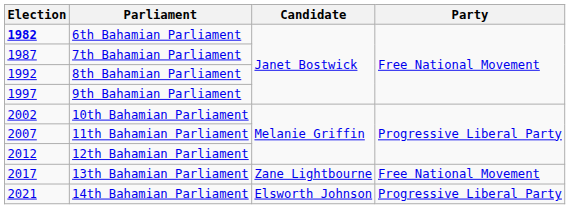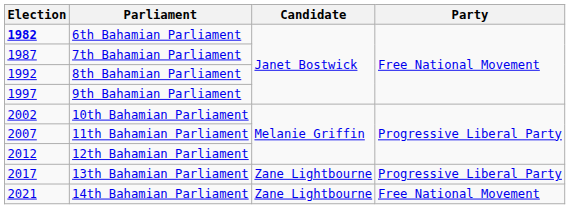(459, 174) Free National Movement -> (470, 174) Progressive Liberal Party
(313, 194) Elsworth Johnson -> (313, 194) Zane Lightbourne
(470, 194) Progressive Liberal Party -> (459, 194) Free National Movement
